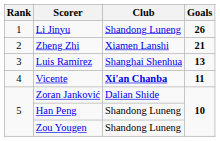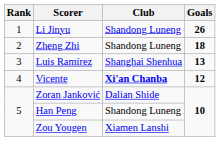(137, 45) Xiamen Lanshi -> (143, 45) Shandong Luneng
(200, 45) 21 -> (200, 45) 18
(200, 78) 11 -> (200, 78) 12
(143, 128) Shandong Luneng -> (137, 128) Xiamen Lanshi
